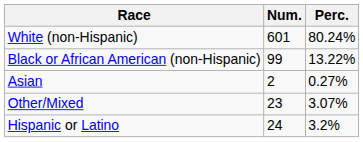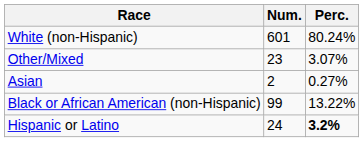rows swapped: (134, 59) <-> (46, 103)
(324, 125) normal -> (324, 125) bold
